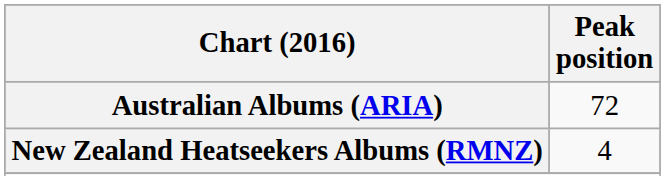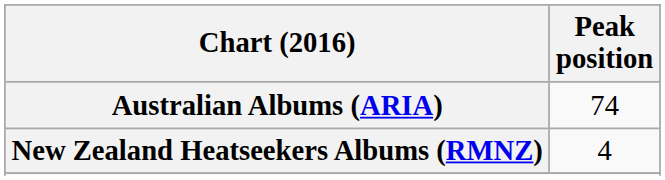(605, 104) 72 -> (605, 104) 74
